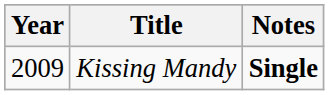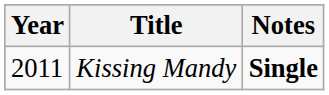(38, 67) 2009 -> (37, 67) 2011
